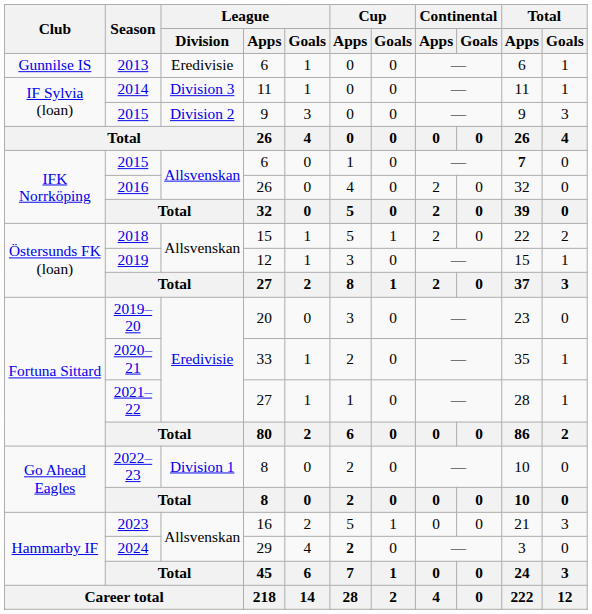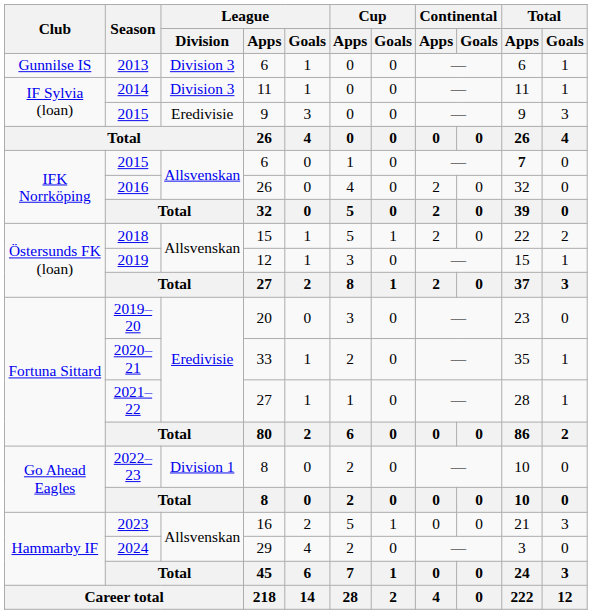(202, 65) Eredivisie -> (202, 65) Division 3
(202, 114) Division 2 -> (202, 114) Eredivisie
(350, 548) bold -> (350, 548) normal
